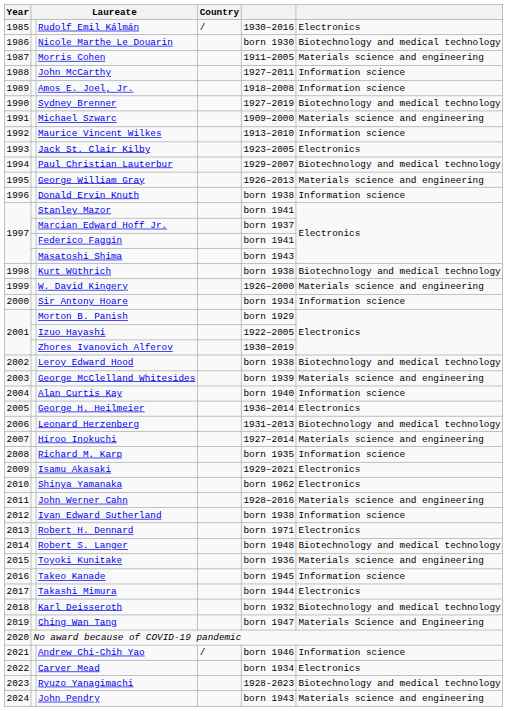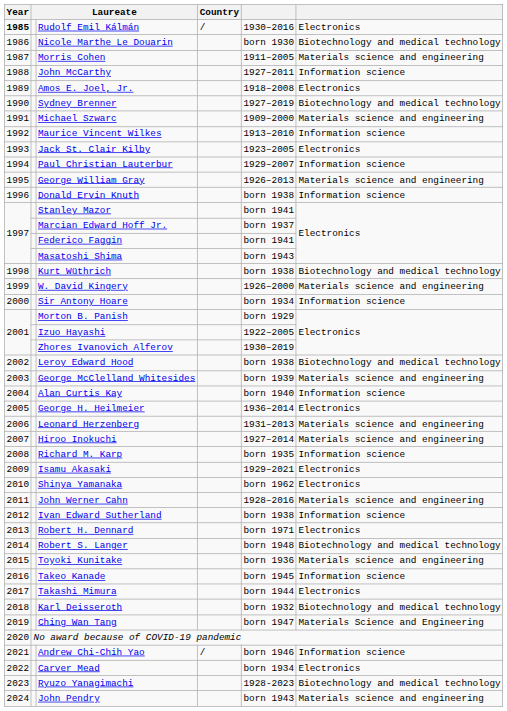(18, 27) normal -> (18, 27) bold
(352, 88) Information science -> (329, 88) Electronics
(400, 165) Biotechnology and medical technology -> (352, 165) Information science
(400, 424) Biotechnology and medical technology -> (391, 424) Materials science and engineering
